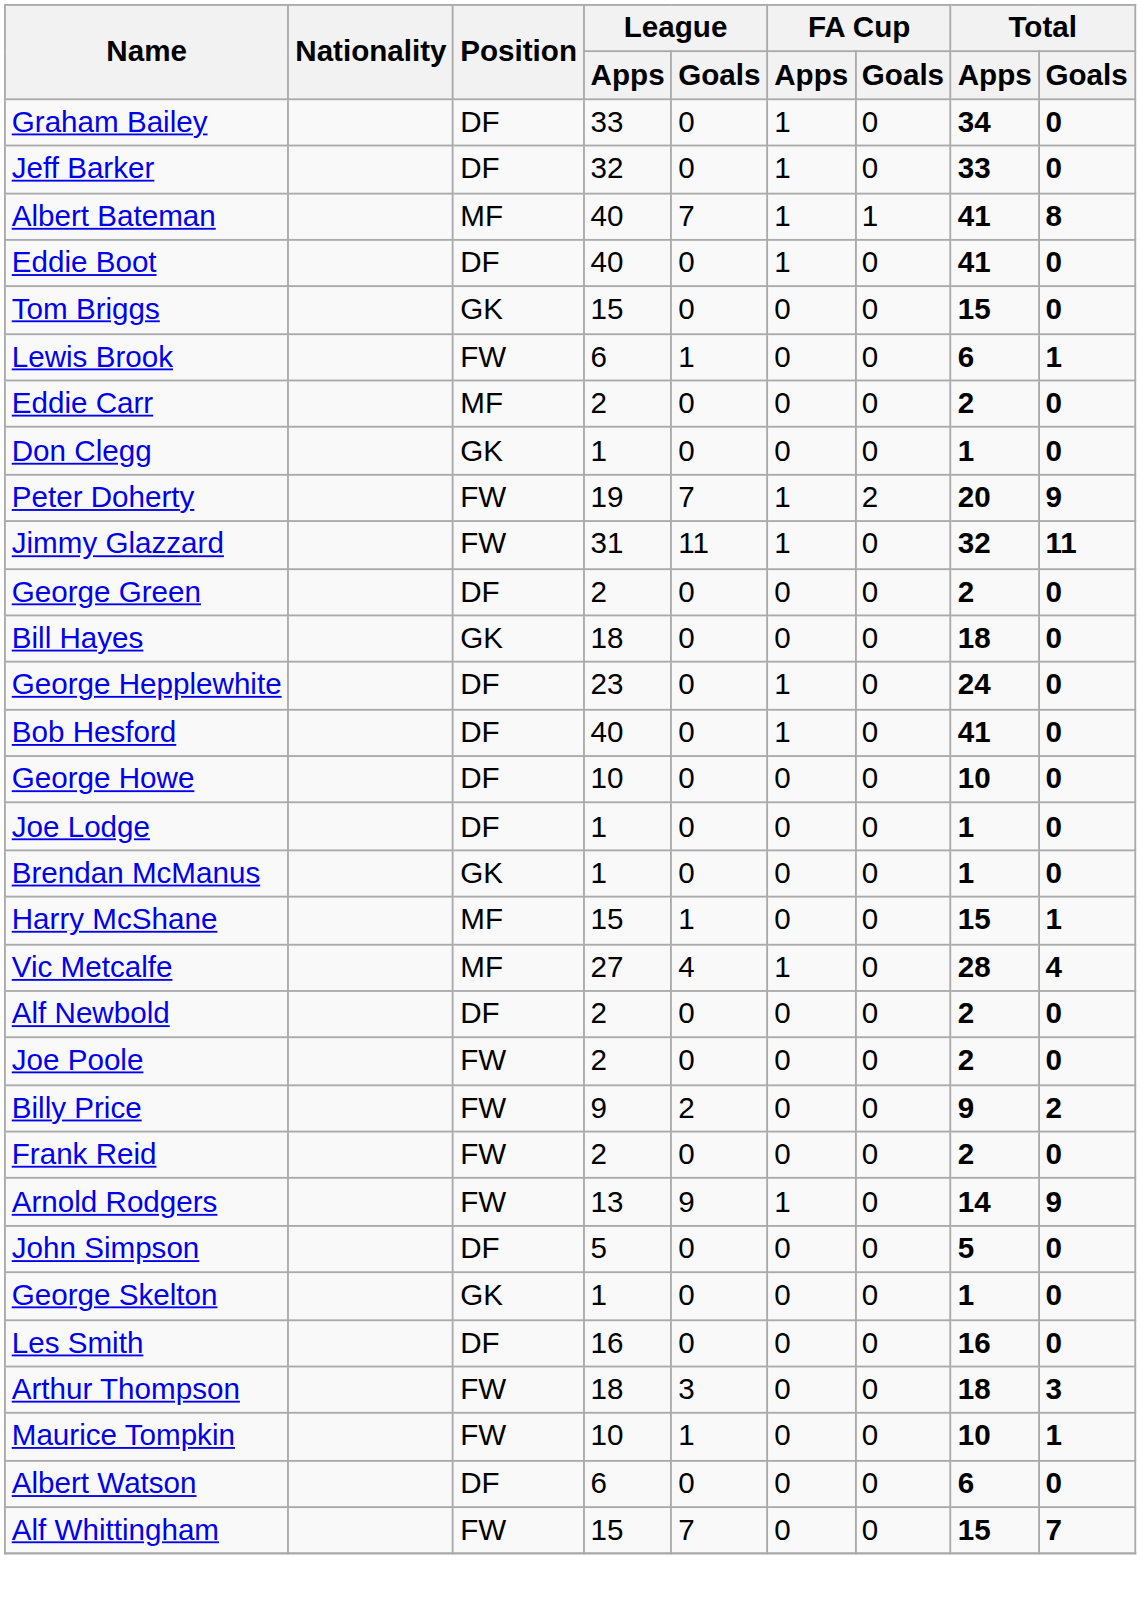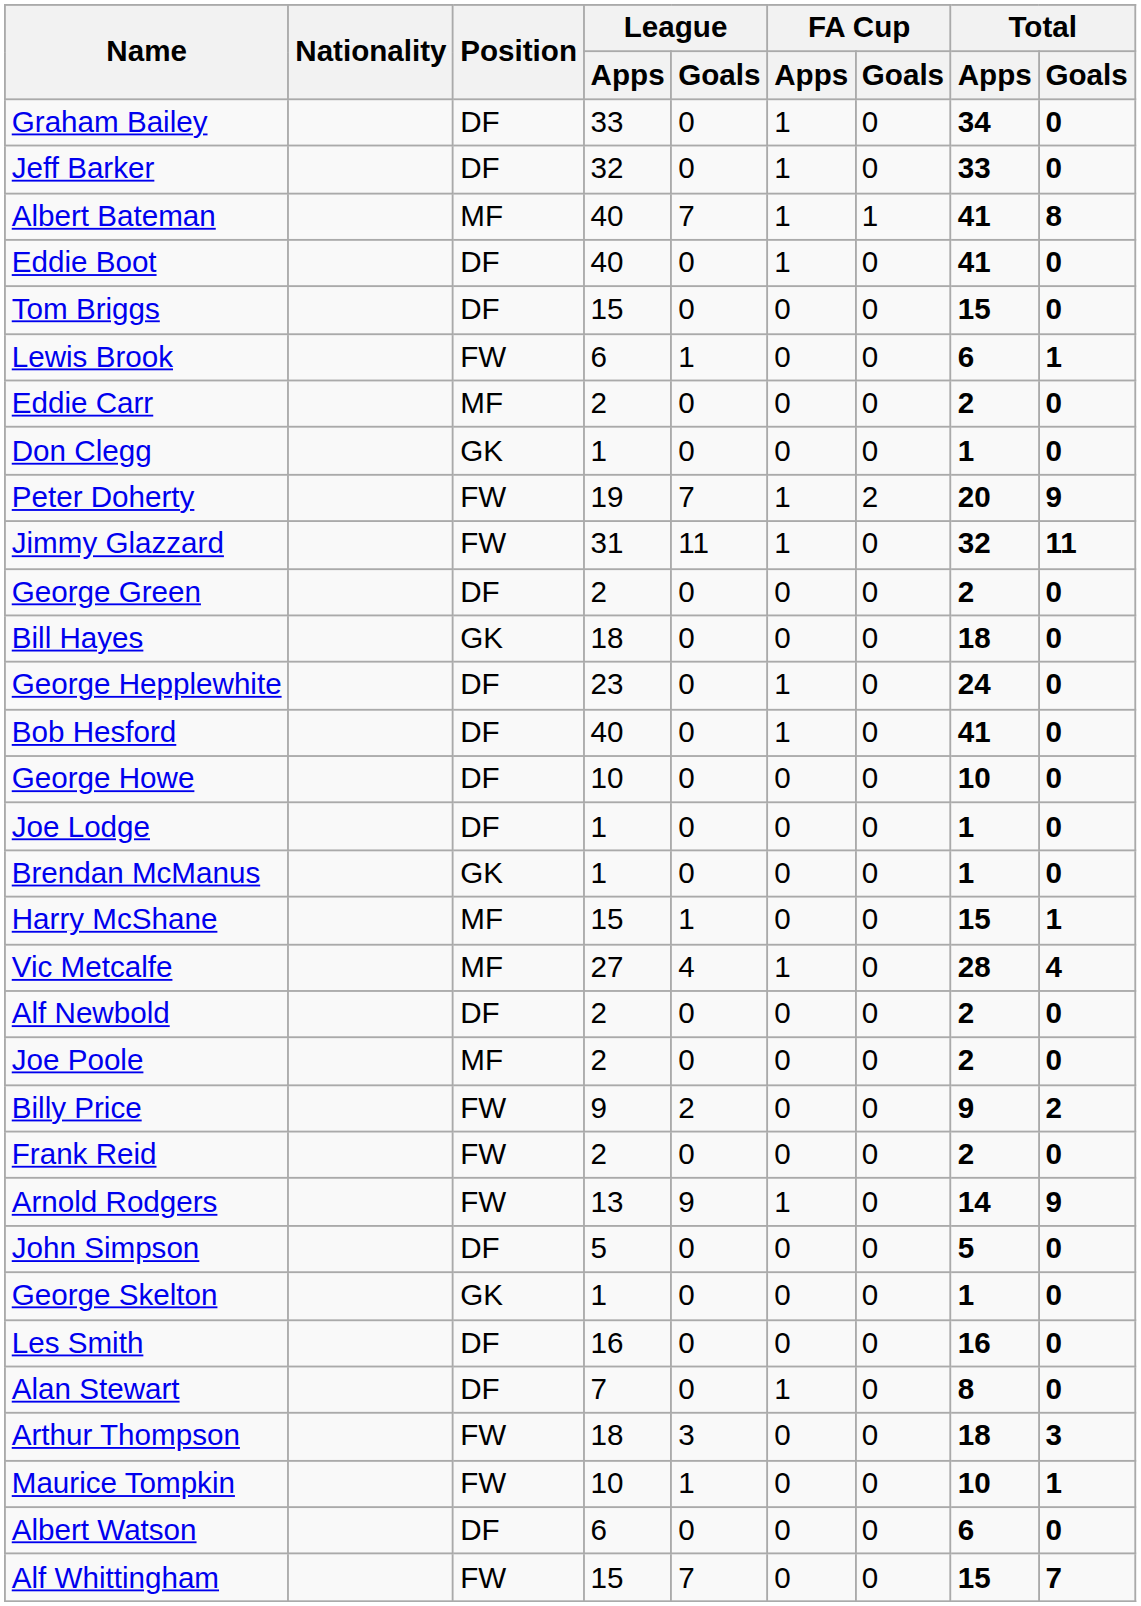(482, 309) GK -> (480, 309) DF
(483, 1060) FW -> (482, 1060) MF
+ row: (96, 1389)
